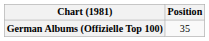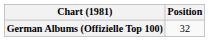(185, 28) 35 -> (185, 28) 32
